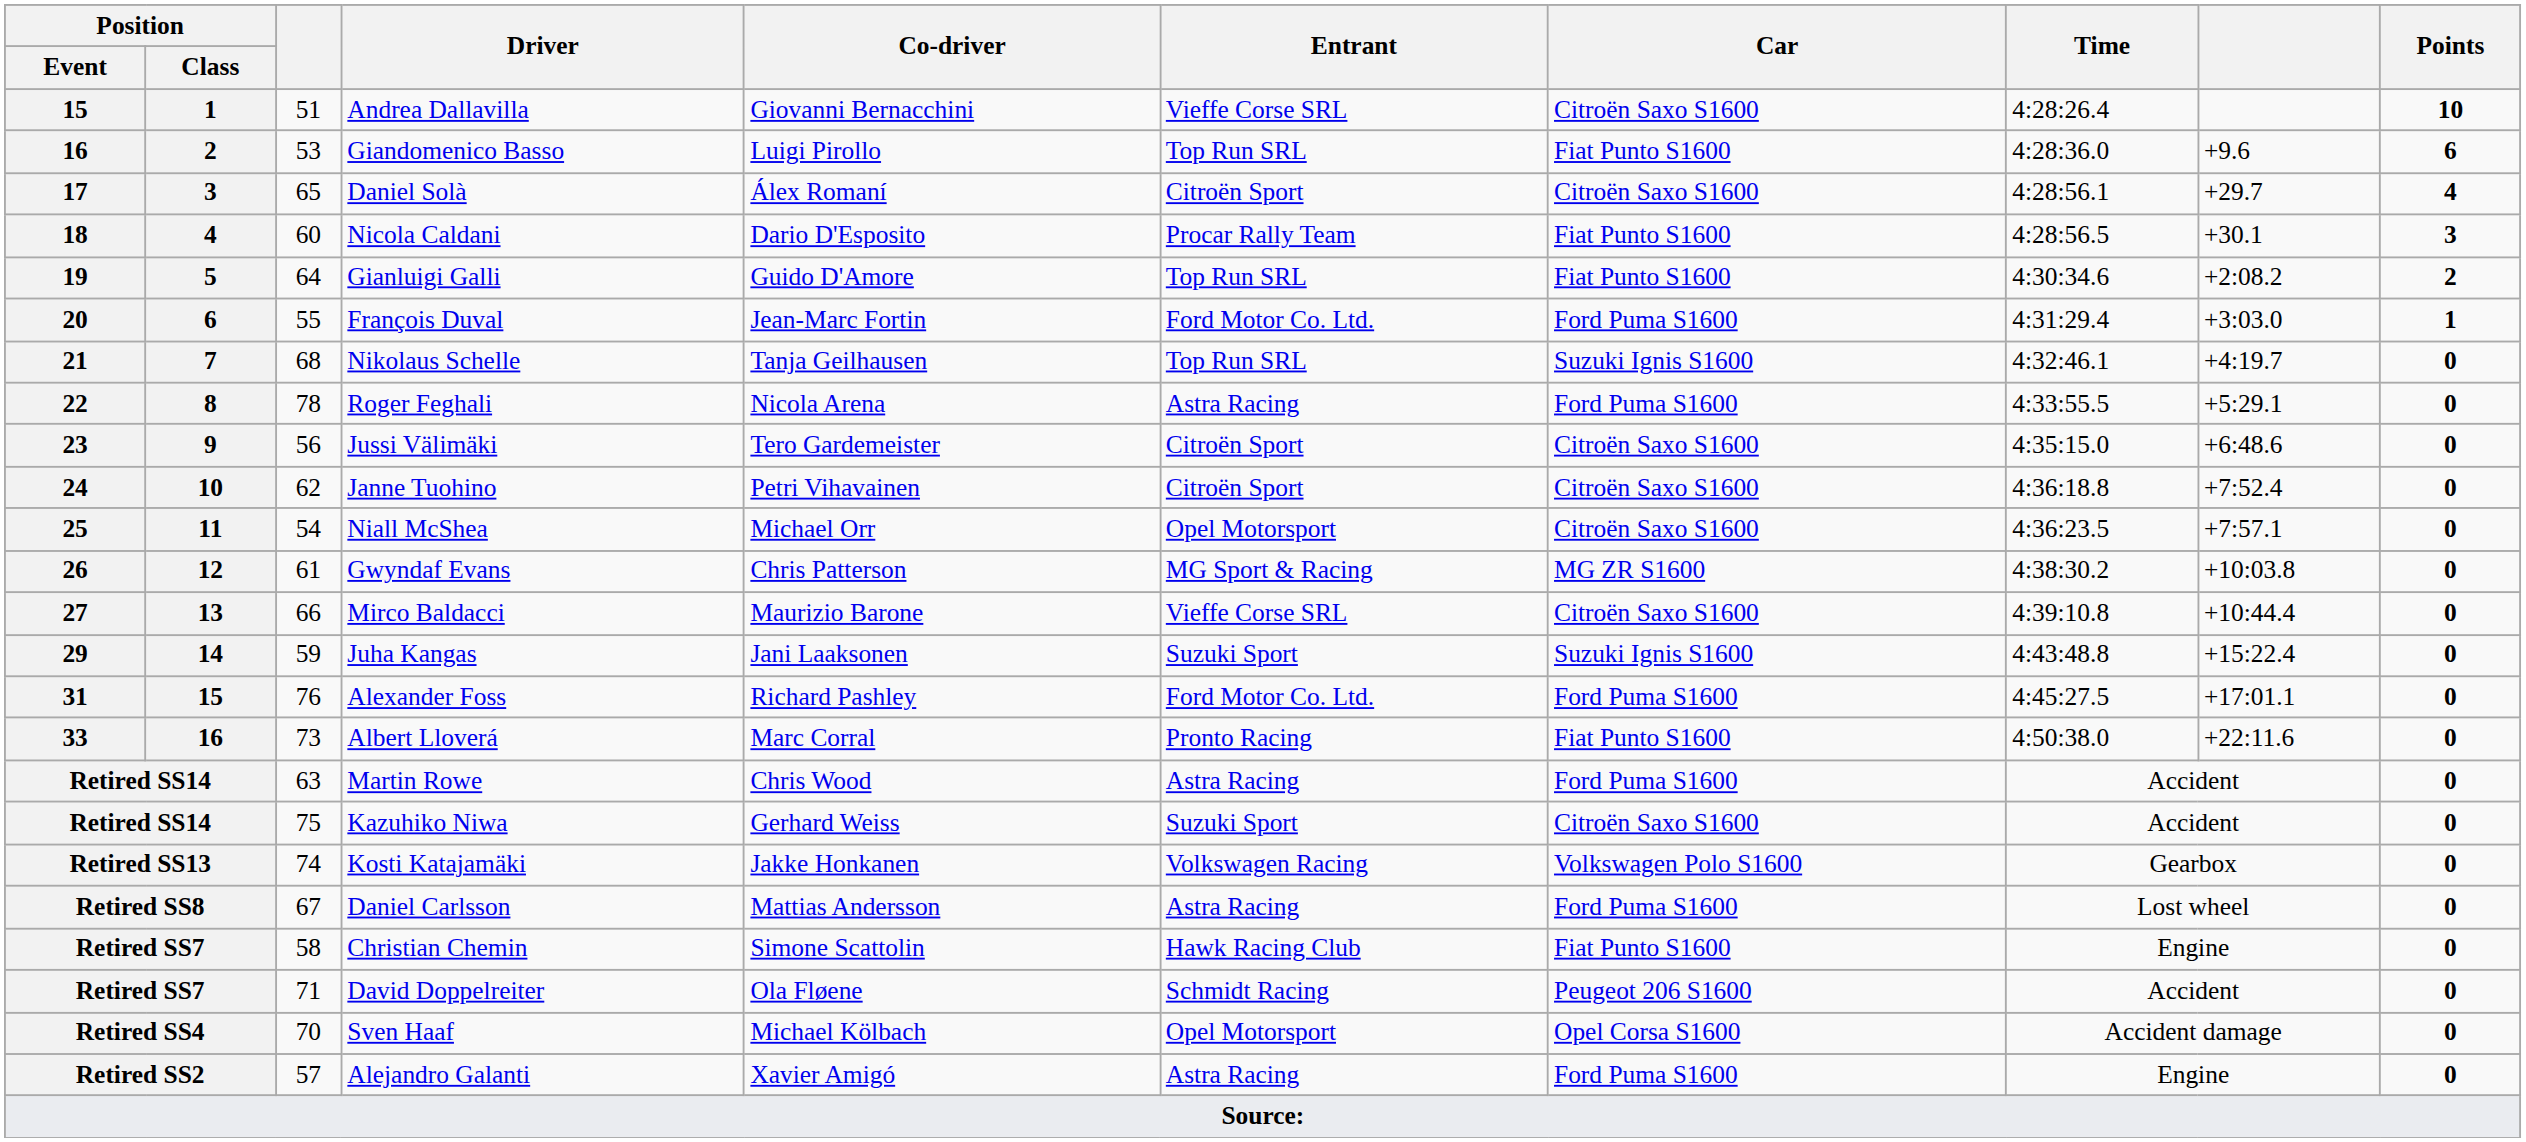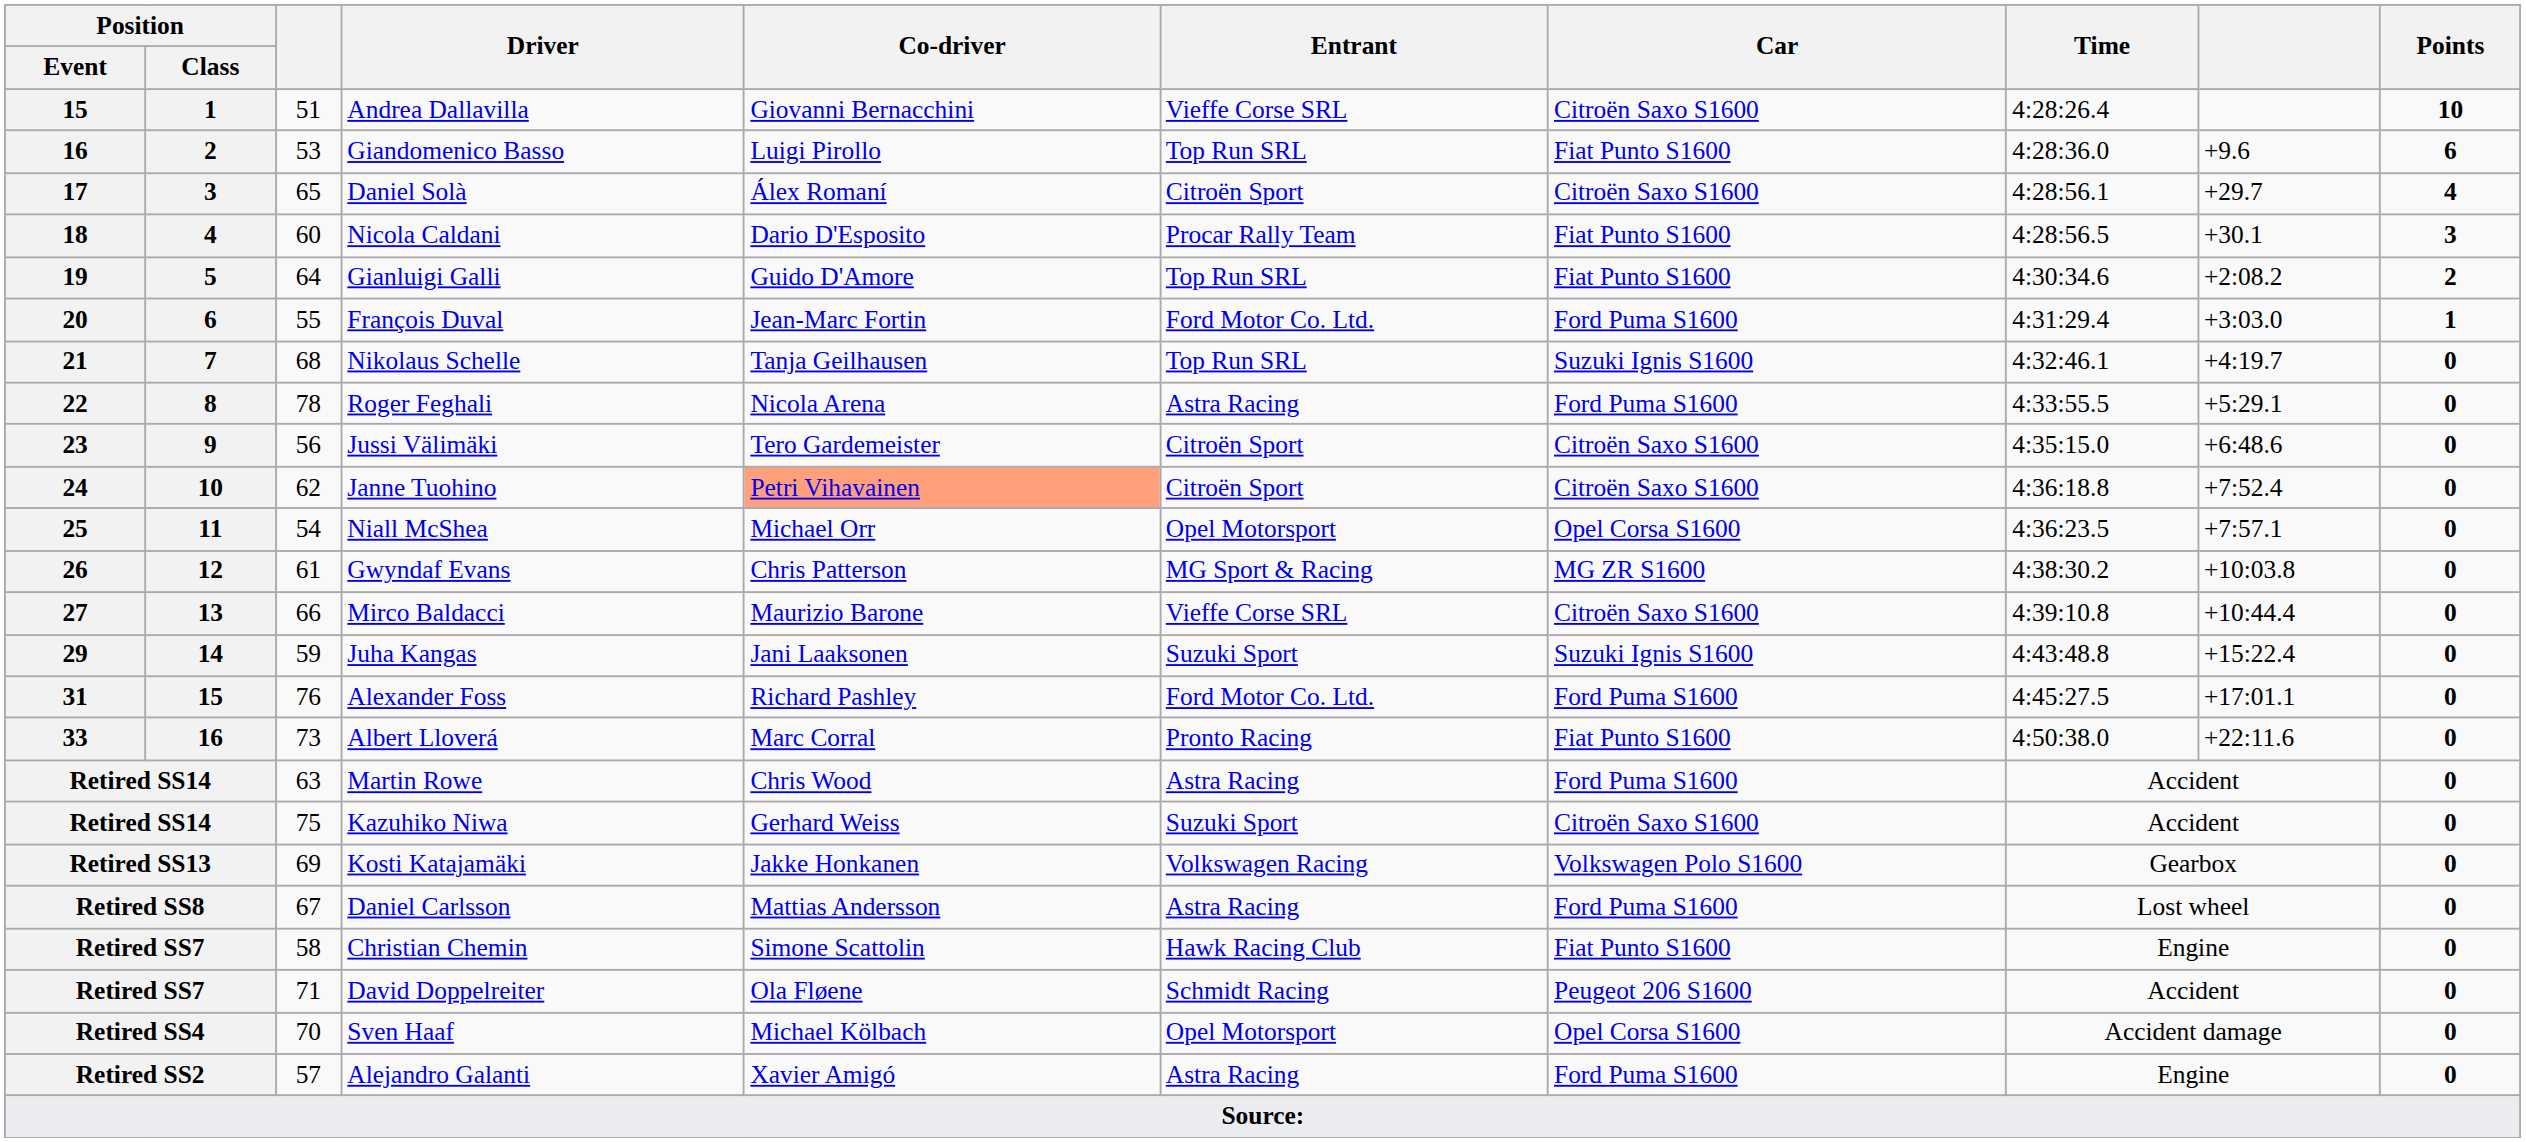(835, 486) no background -> (835, 486) lightsalmon background
(1656, 528) Citroën Saxo S1600 -> (1647, 528) Opel Corsa S1600
(308, 864) 74 -> (308, 864) 69
